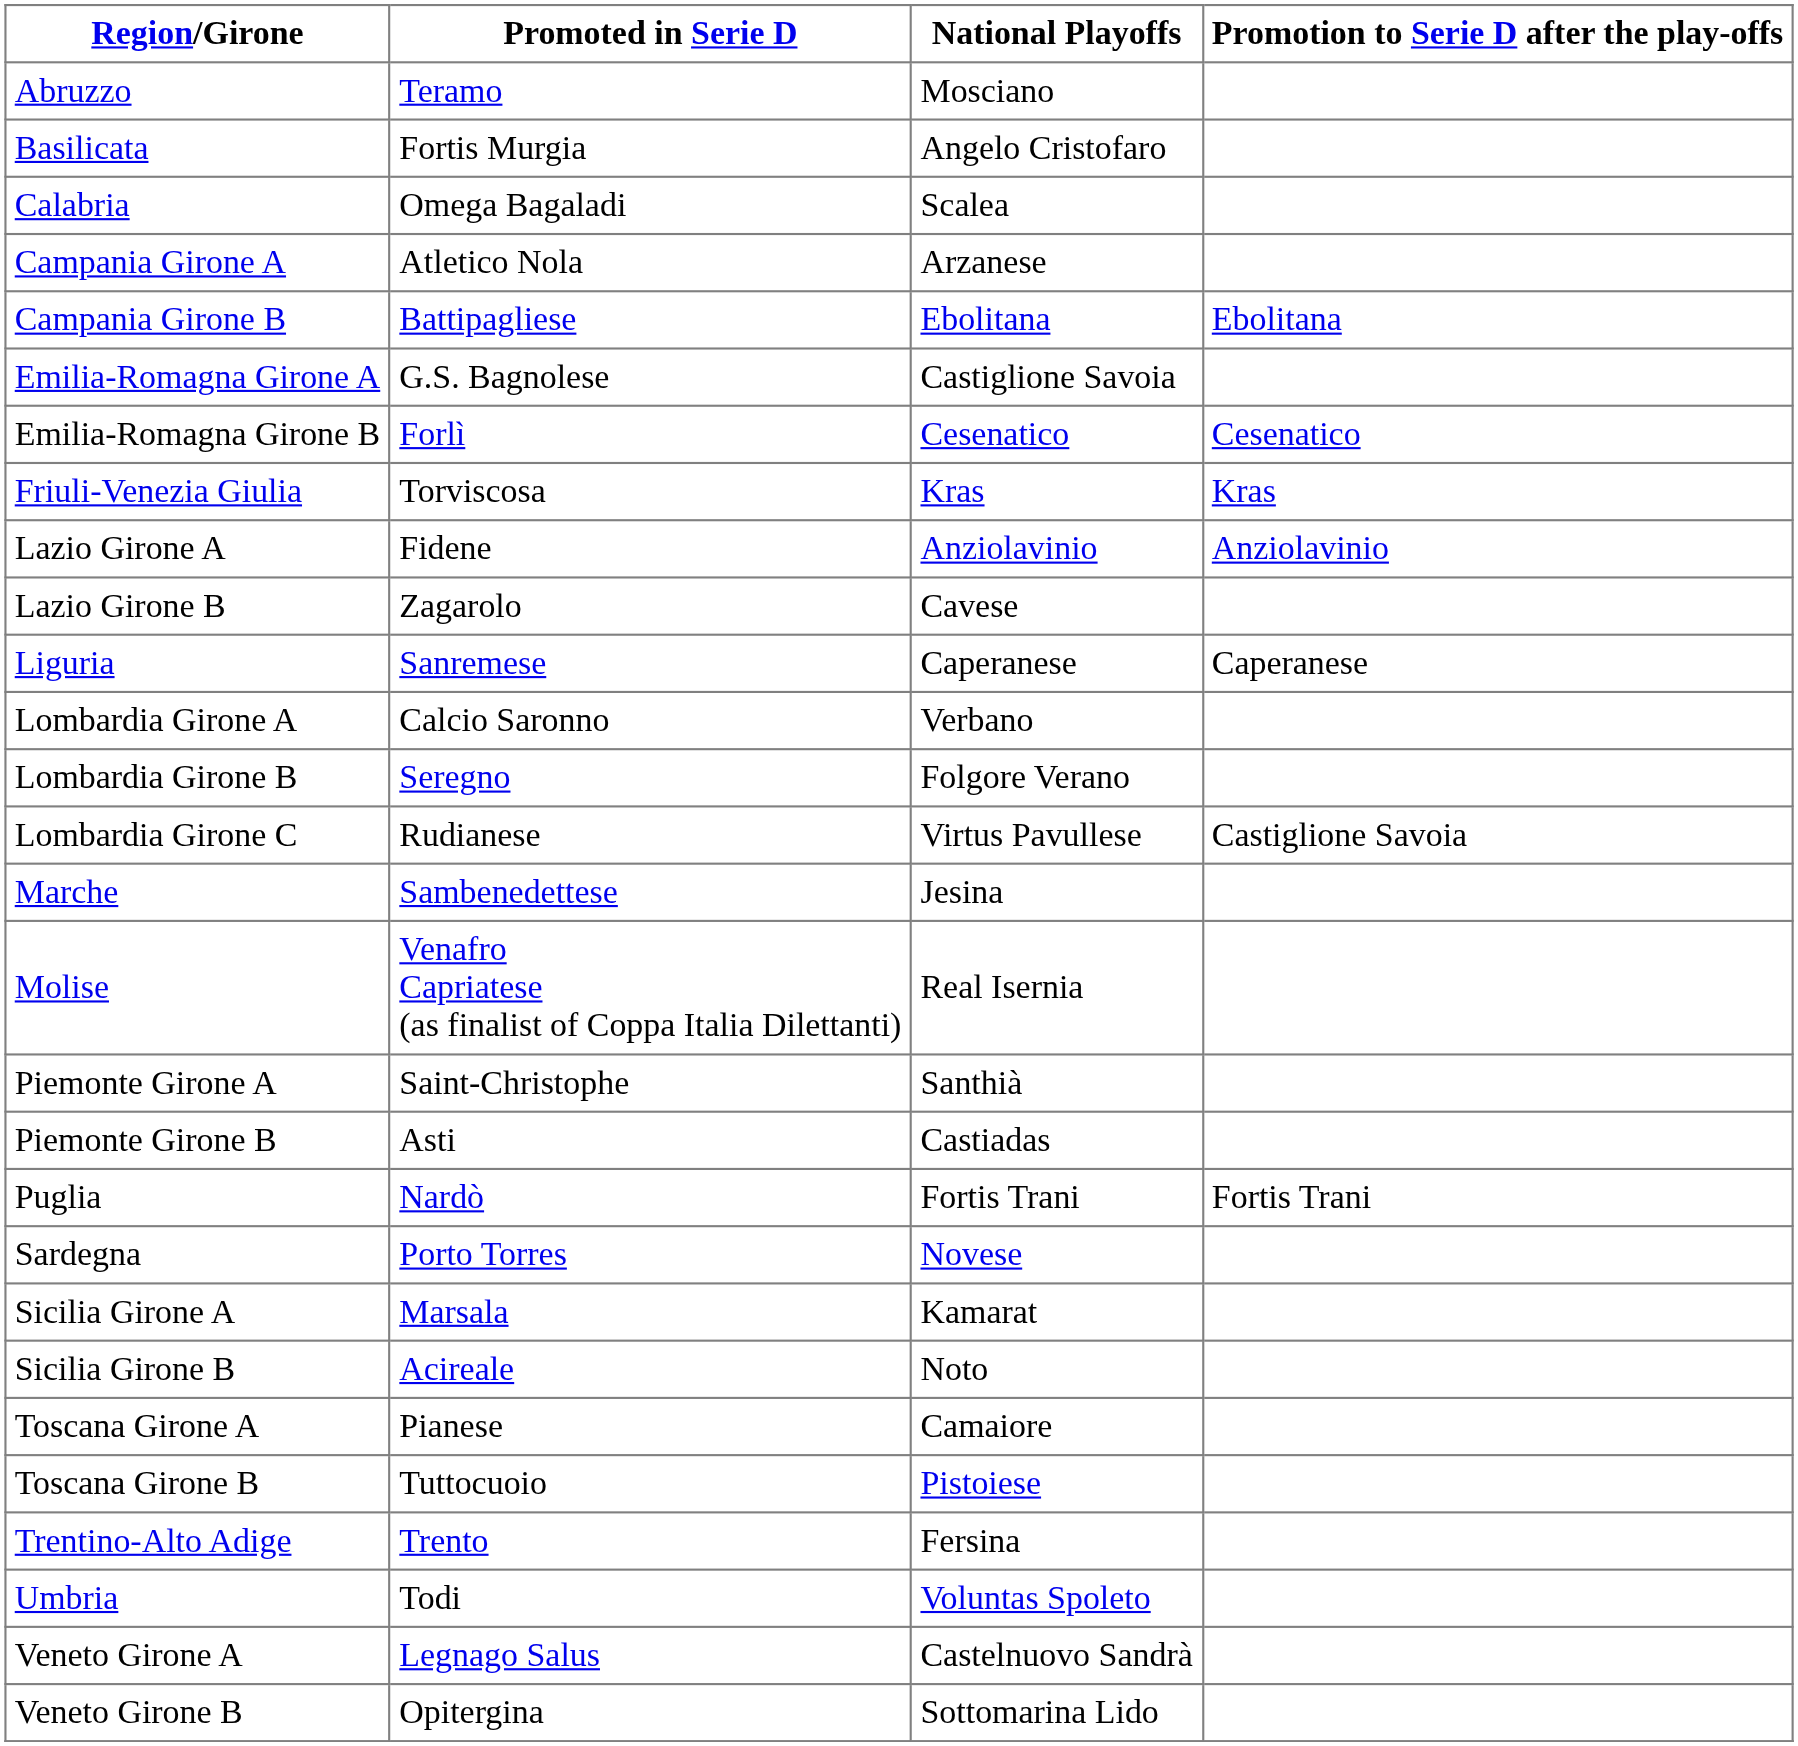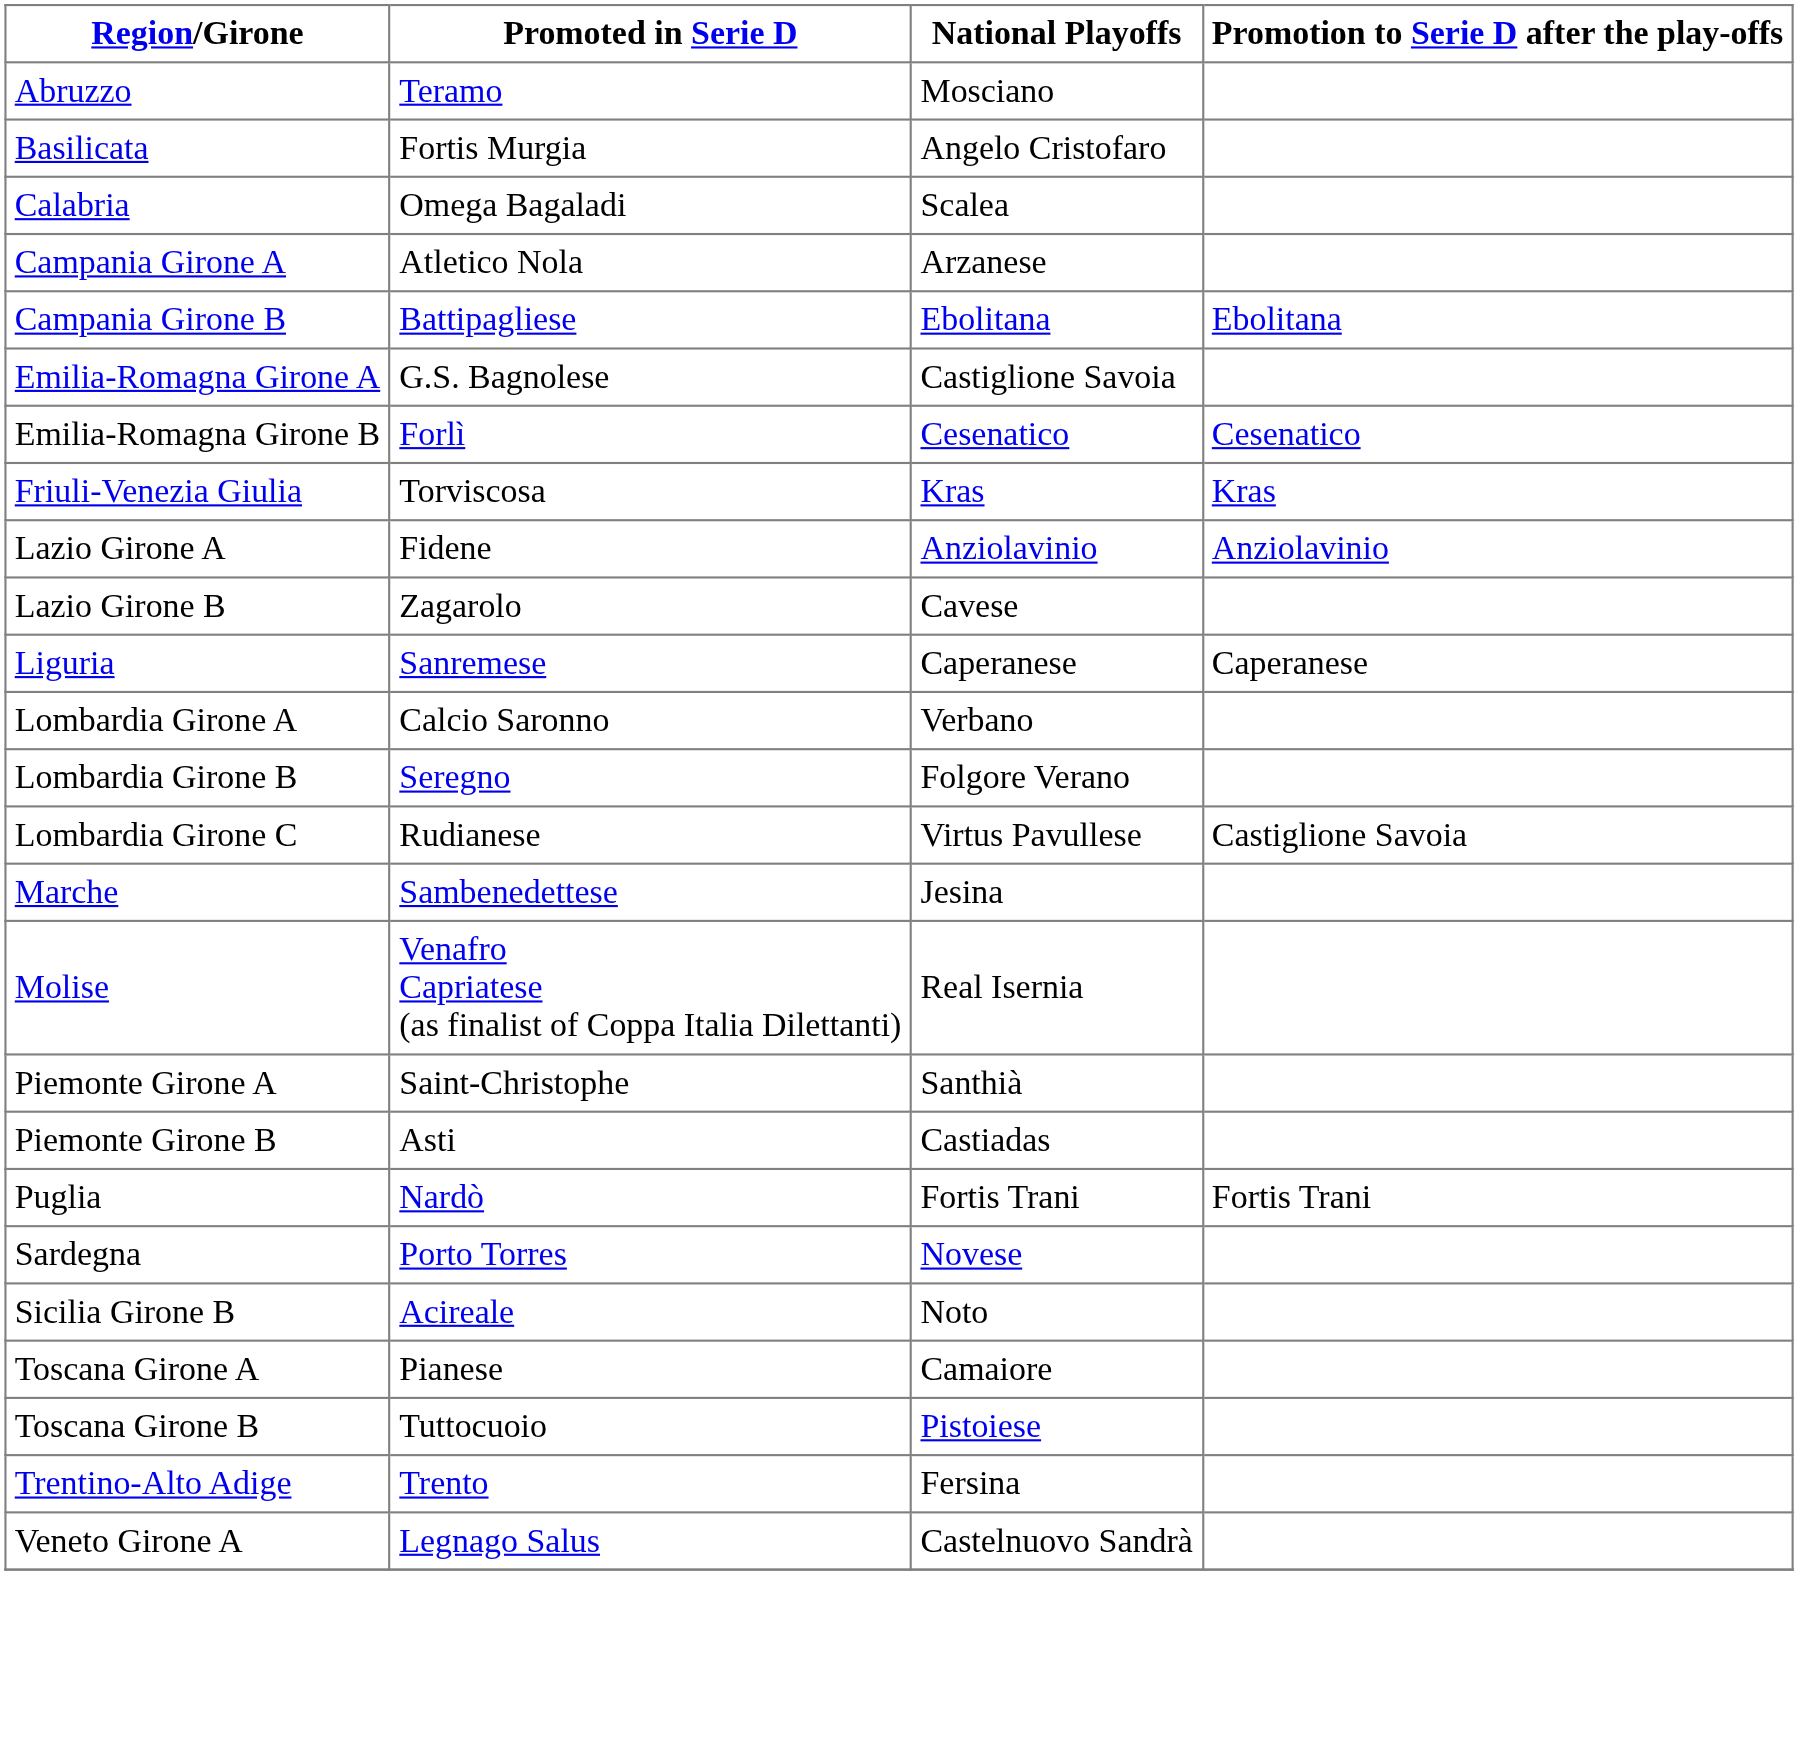- row: (125, 1311)
- row: (67, 1597)
- row: (129, 1712)
